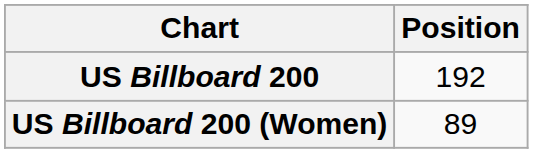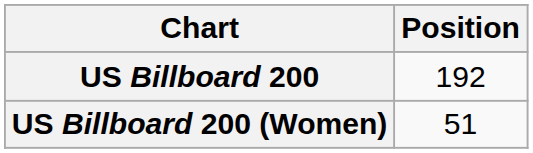(461, 123) 89 -> (461, 123) 51
